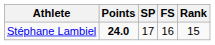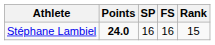(148, 31) 17 -> (148, 31) 16
